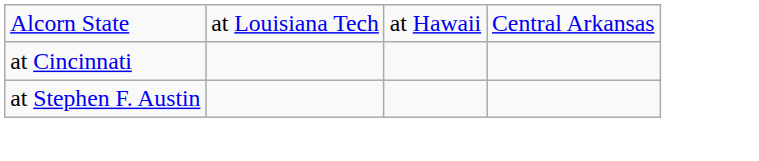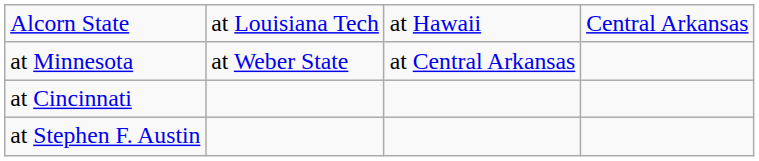+ row: (72, 60)
